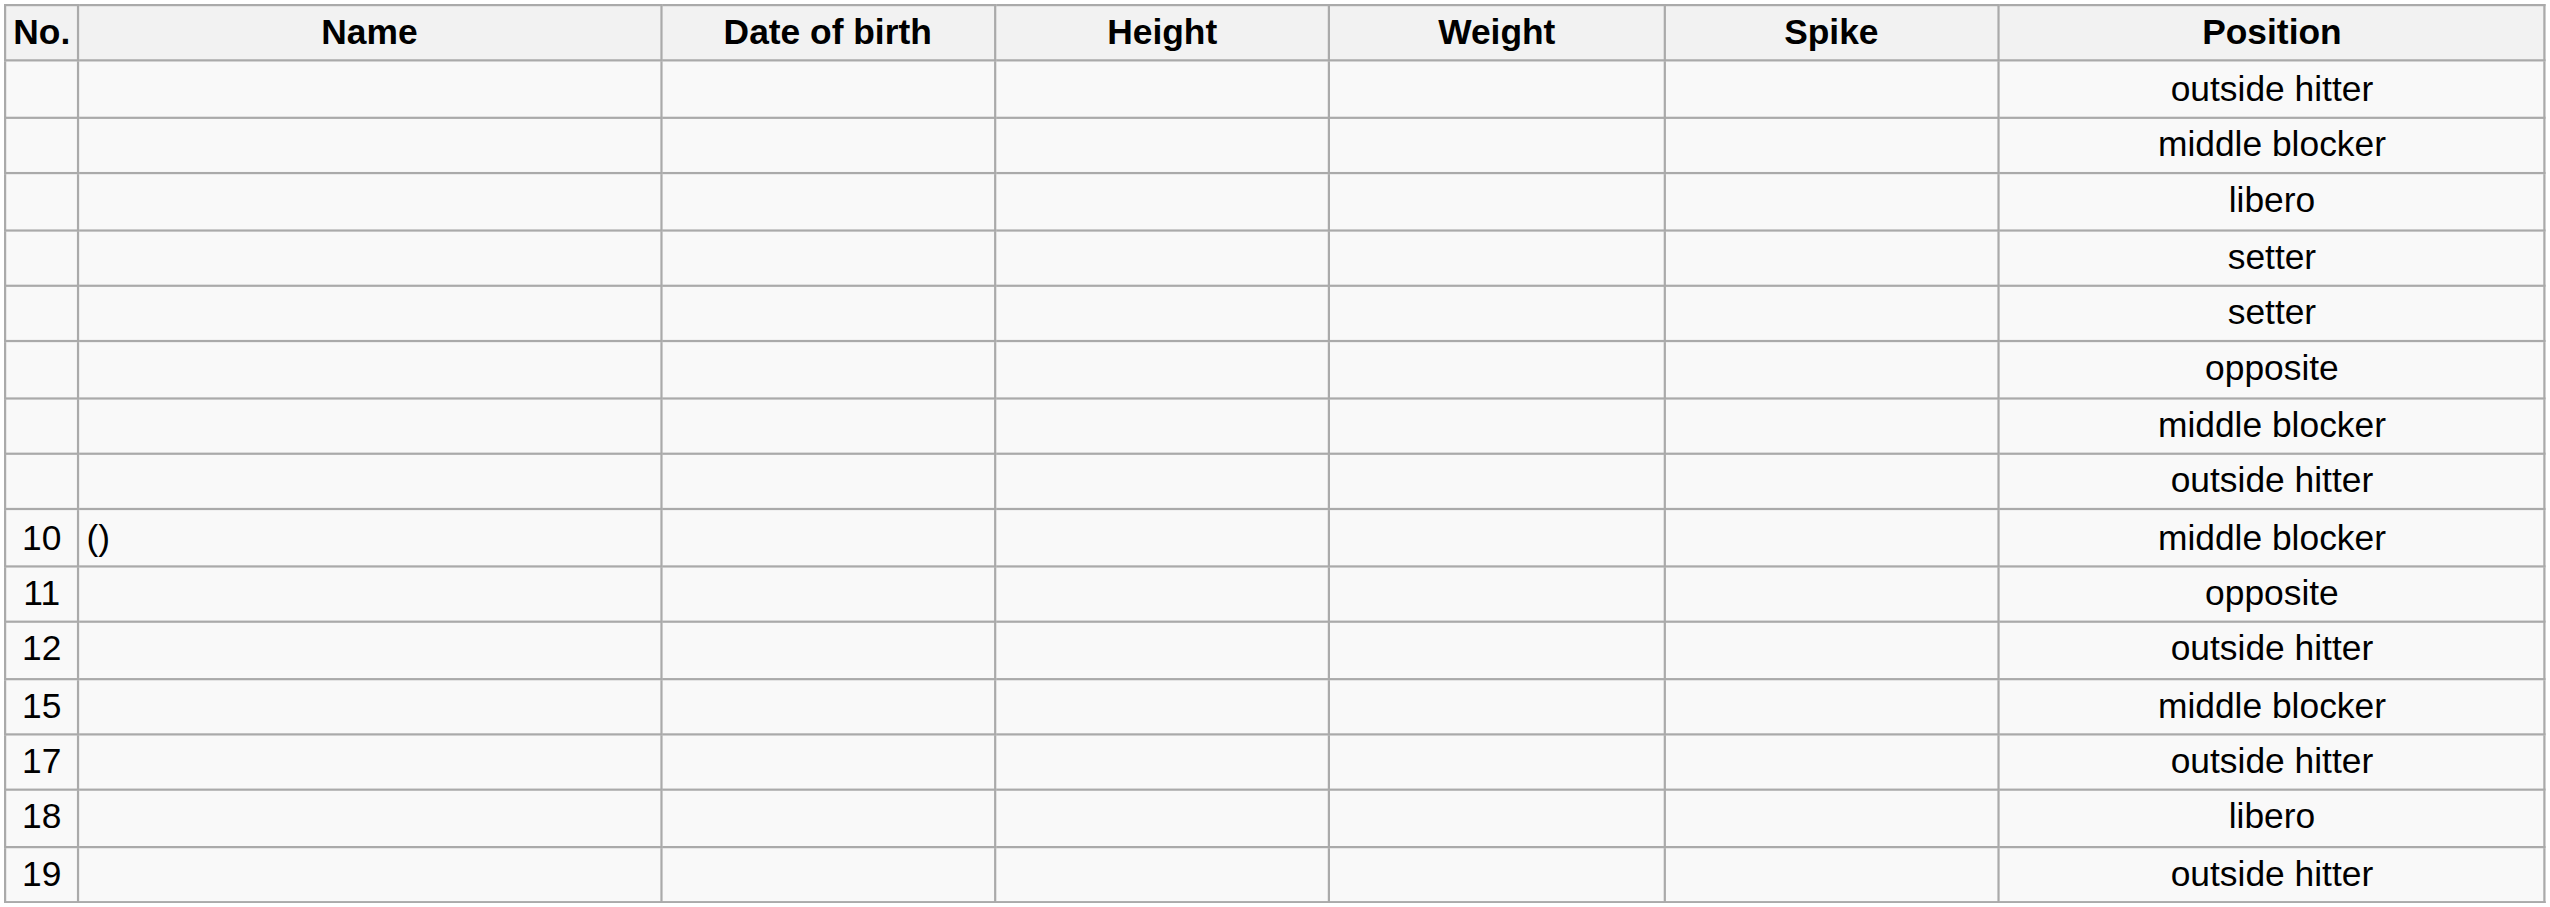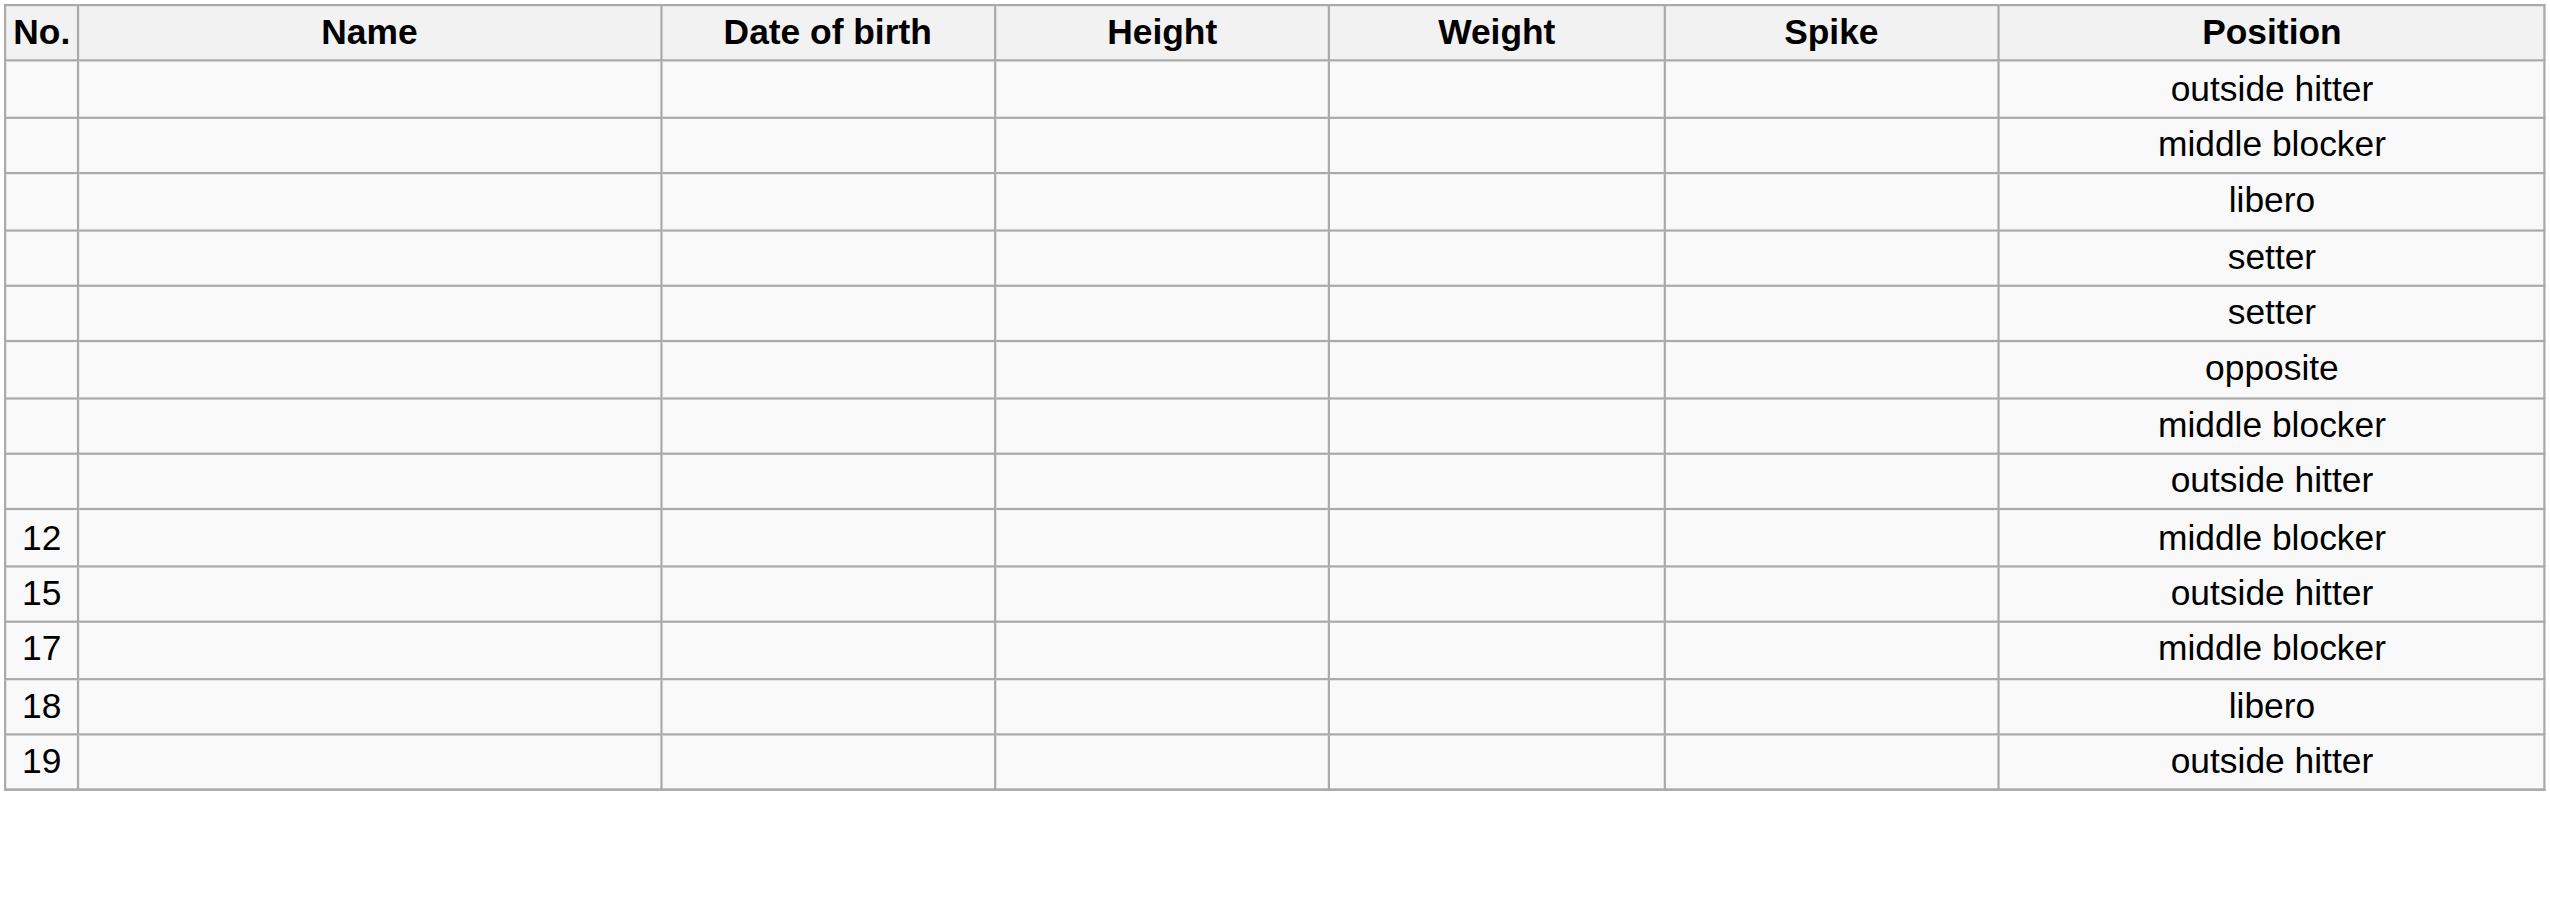- row: (42, 537)
- row: (42, 593)
(2272, 649) outside hitter -> (2272, 537) middle blocker
(2272, 705) middle blocker -> (2272, 593) outside hitter
(2272, 761) outside hitter -> (2272, 649) middle blocker
